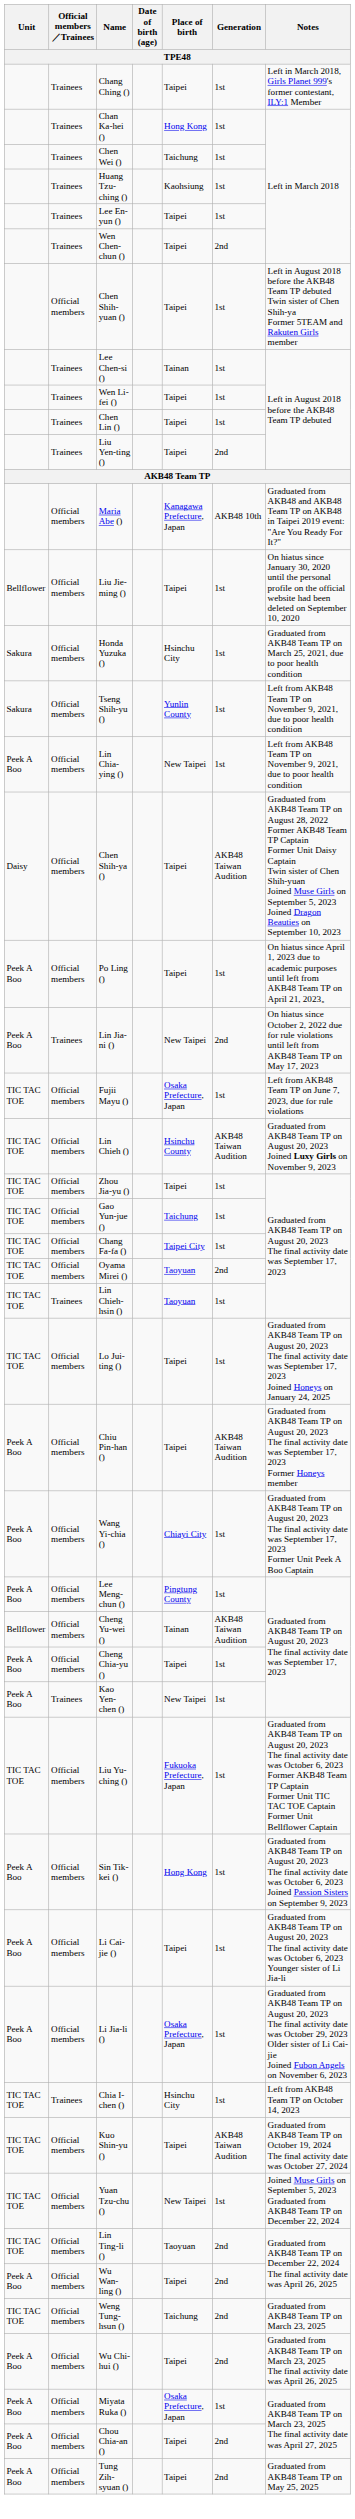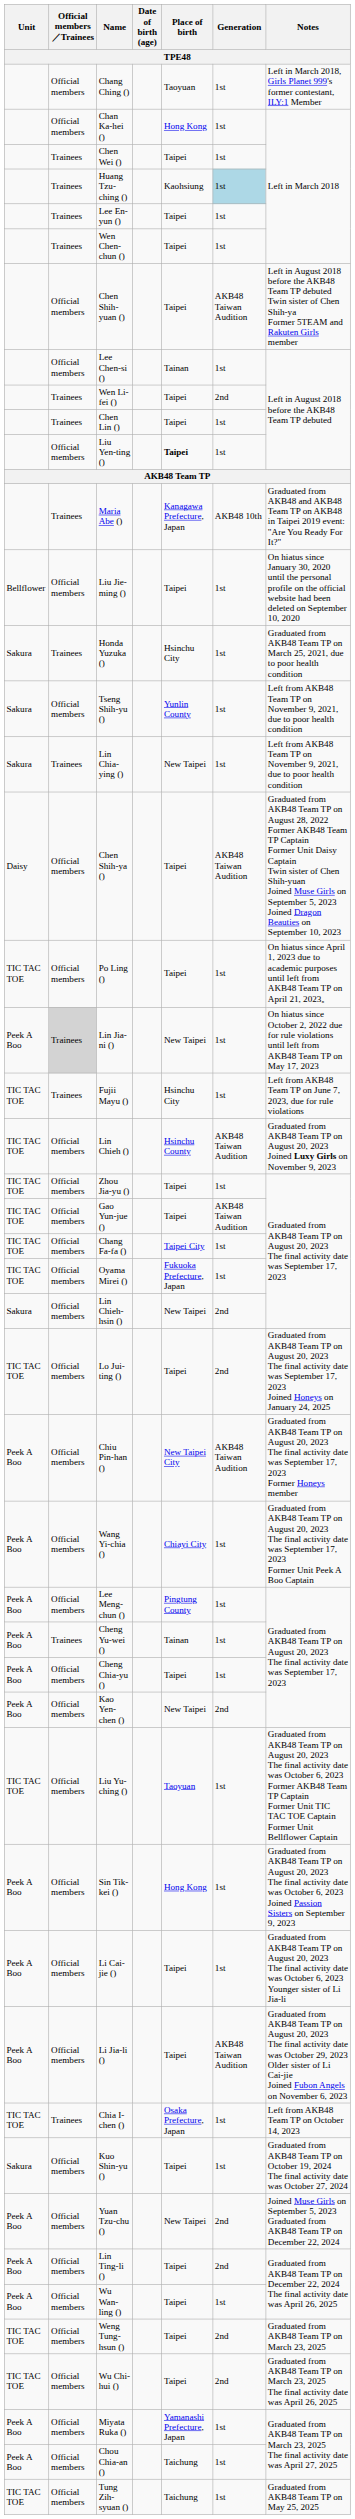(67, 86) Trainees -> (68, 86) Official members
(175, 86) Taipei -> (180, 86) Taoyuan
(67, 126) Trainees -> (68, 126) Official members
(181, 156) Taichung -> (175, 156) Taipei
(220, 186) no background -> (220, 186) lightblue background
(221, 246) 2nd -> (220, 246) 1st
(220, 306) 1st -> (231, 306) AKB48 Taiwan Audition
(67, 367) Trainees -> (68, 367) Official members
(220, 397) 1st -> (222, 397) 2nd
(67, 452) Trainees -> (68, 452) Official members
(175, 452) normal -> (176, 452) bold
(221, 452) 2nd -> (220, 452) 1st
(68, 516) Official members -> (67, 516) Trainees
(68, 653) Official members -> (67, 653) Trainees
(19, 764) Peek A Boo -> (19, 764) Sakura
(68, 764) Official members -> (67, 764) Trainees
(19, 973) Peek A Boo -> (24, 973) TIC TAC TOE
(67, 1040) no background -> (67, 1040) lightgrey background
(221, 1040) 2nd -> (220, 1040) 1st
(68, 1096) Official members -> (67, 1096) Trainees
(184, 1096) Osaka Prefecture, Japan -> (179, 1096) Hsinchu City
(181, 1216) Taichung -> (175, 1216) Taipei
(220, 1216) 1st -> (231, 1216) AKB48 Taiwan Audition
(180, 1270) Taoyuan -> (184, 1276) Fukuoka Prefecture, Japan
(221, 1270) 2nd -> (220, 1276) 1st
(24, 1300) TIC TAC TOE -> (19, 1311) Sakura
(67, 1300) Trainees -> (68, 1311) Official members
(180, 1300) Taoyuan -> (185, 1311) New Taipei
(220, 1300) 1st -> (222, 1311) 2nd
(220, 1361) 1st -> (222, 1371) 2nd
(175, 1447) Taipei -> (185, 1457) New Taipei City
(26, 1629) Bellflower -> (19, 1639) Peek A Boo
(68, 1629) Official members -> (67, 1639) Trainees
(231, 1629) AKB48 Taiwan Audition -> (220, 1639) 1st
(67, 1699) Trainees -> (68, 1709) Official members
(220, 1699) 1st -> (222, 1709) 2nd
(184, 1775) Fukuoka Prefecture, Japan -> (180, 1785) Taoyuan
(184, 2034) Osaka Prefecture, Japan -> (175, 2054) Taipei
(220, 2034) 1st -> (231, 2054) AKB48 Taiwan Audition
(179, 2100) Hsinchu City -> (184, 2120) Osaka Prefecture, Japan
(24, 2145) TIC TAC TOE -> (19, 2165) Sakura
(231, 2145) AKB48 Taiwan Audition -> (220, 2165) 1st
(24, 2200) TIC TAC TOE -> (19, 2221) Peek A Boo
(220, 2200) 1st -> (222, 2221) 2nd
(24, 2246) TIC TAC TOE -> (19, 2266) Peek A Boo
(180, 2246) Taoyuan -> (175, 2266) Taipei
(221, 2281) 2nd -> (220, 2301) 1st
(181, 2316) Taichung -> (175, 2336) Taipei
(19, 2361) Peek A Boo -> (24, 2381) TIC TAC TOE
(184, 2406) Osaka Prefecture, Japan -> (184, 2427) Yamanashi Prefecture, Japan
(175, 2441) Taipei -> (181, 2462) Taichung
(221, 2441) 2nd -> (220, 2462) 1st
(19, 2476) Peek A Boo -> (24, 2497) TIC TAC TOE
(175, 2476) Taipei -> (181, 2497) Taichung
(221, 2476) 2nd -> (220, 2497) 1st
